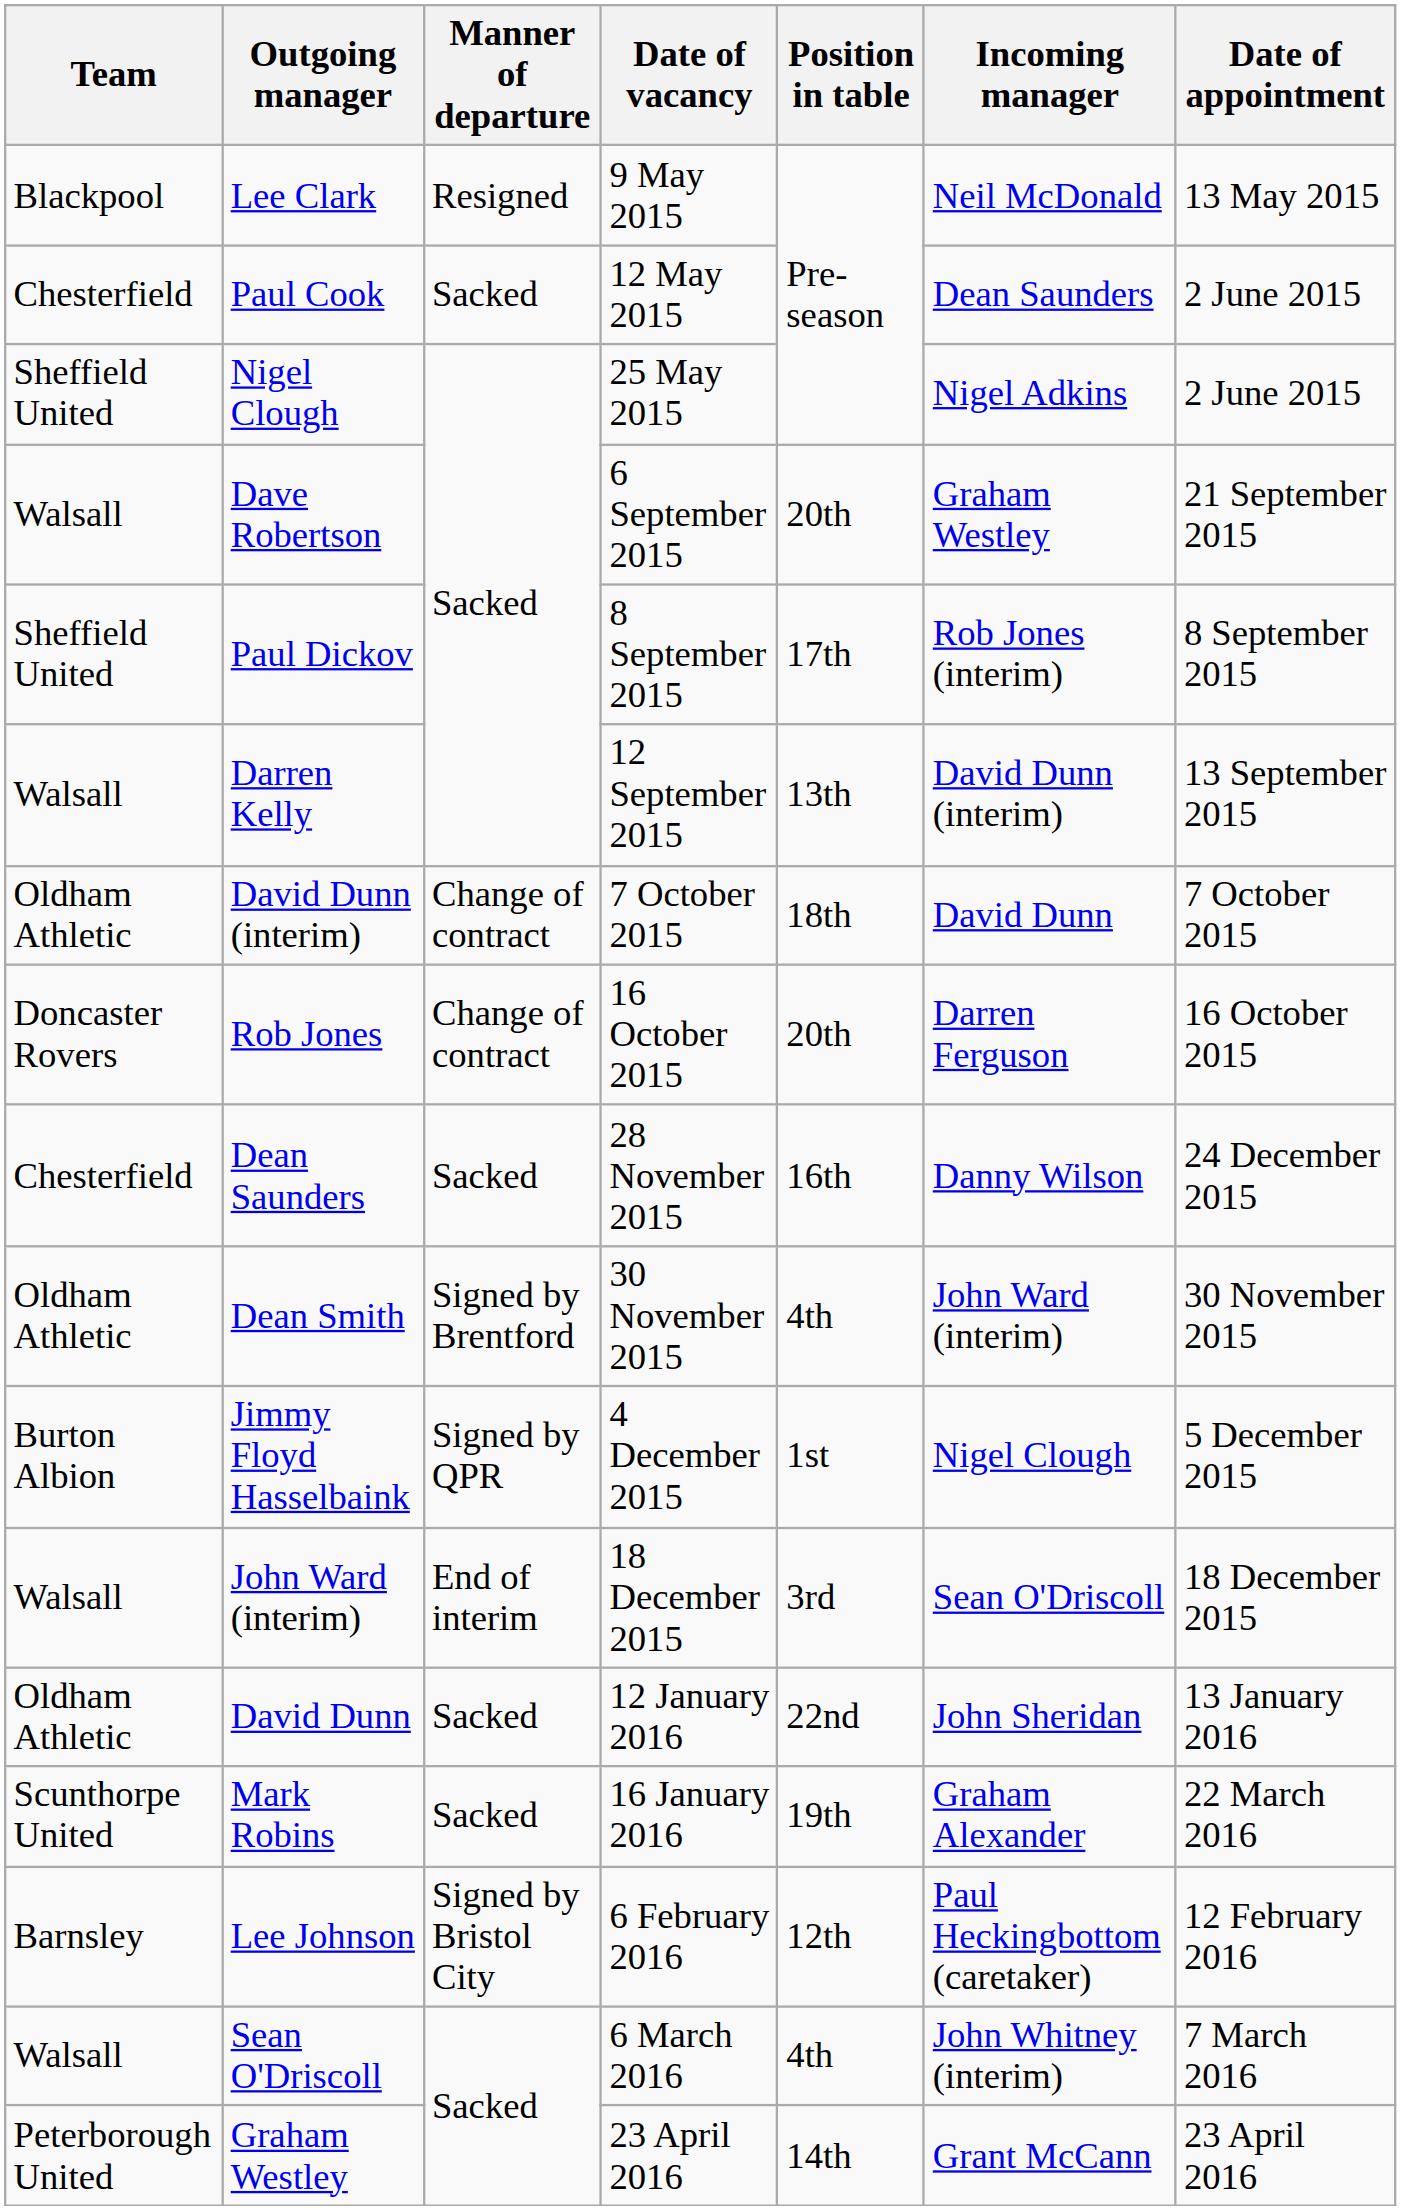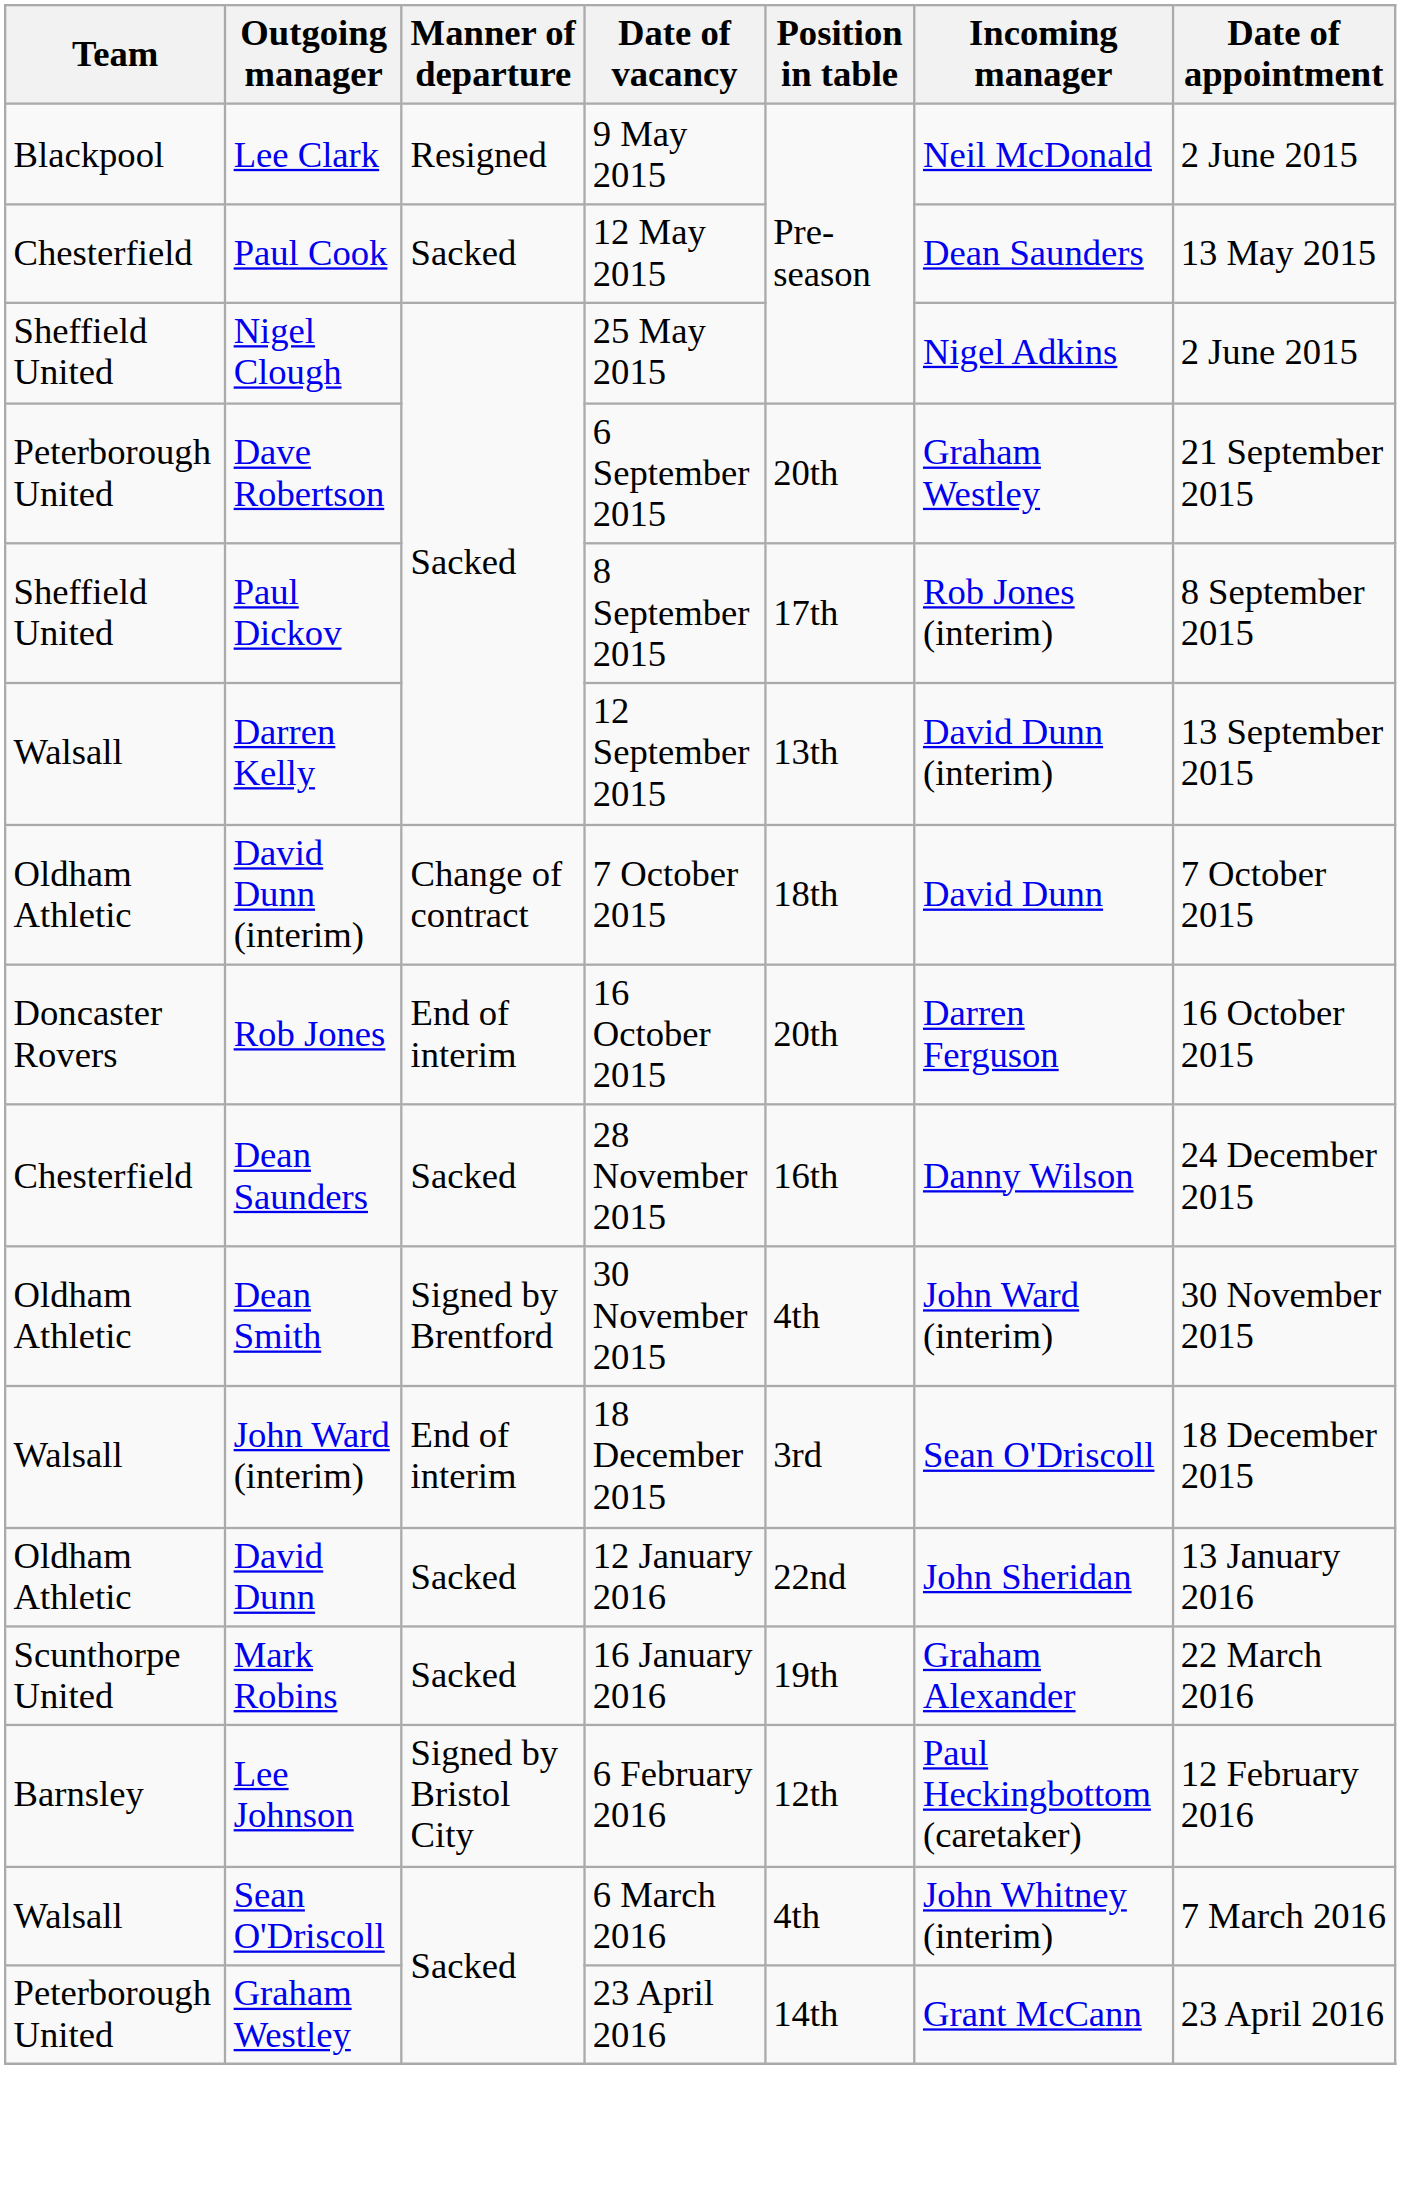(1282, 194) 13 May 2015 -> (1269, 153) 2 June 2015
(1272, 294) 2 June 2015 -> (1278, 252) 13 May 2015
(68, 513) Walsall -> (112, 472) Peterborough United
(508, 1034) Change of contract -> (464, 1034) End of interim
- row: (320, 1455)
